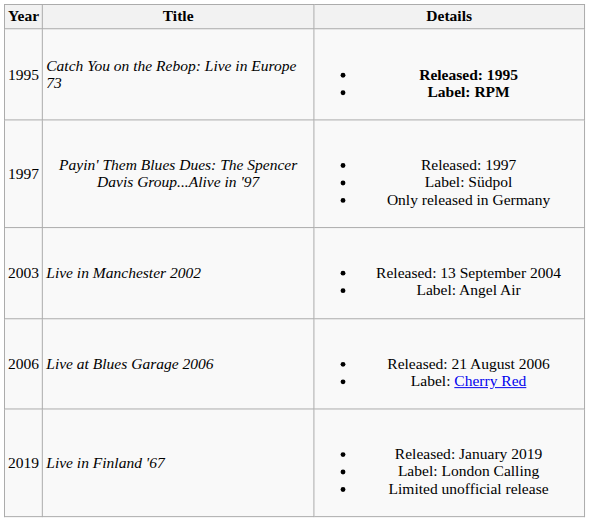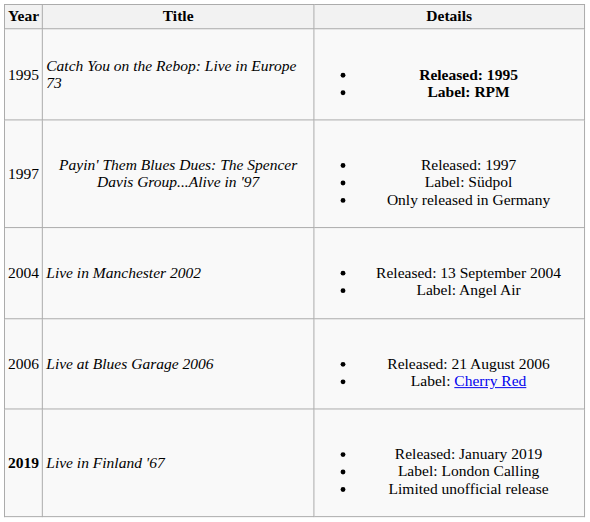(24, 273) 2003 -> (24, 273) 2004
(24, 462) normal -> (24, 462) bold
